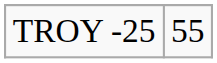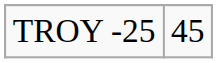(188, 31) 55 -> (188, 31) 45
